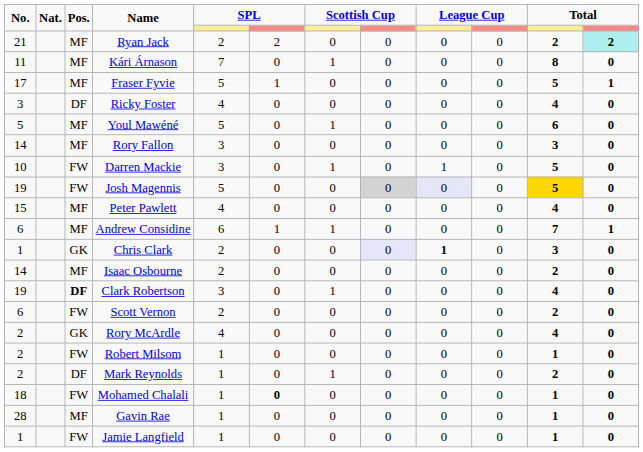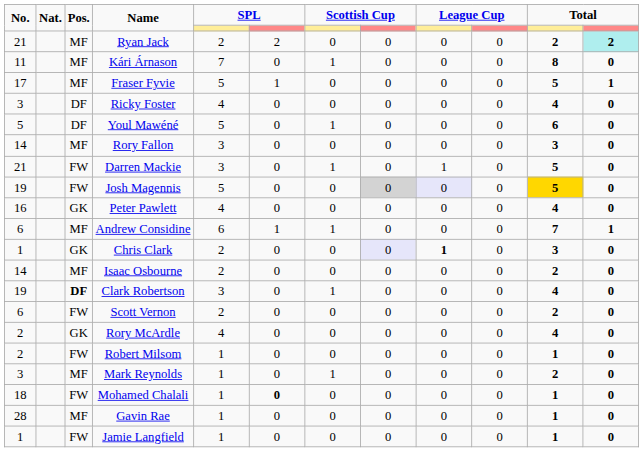(79, 124) MF -> (79, 124) DF
(20, 166) 10 -> (20, 166) 21
(20, 208) 15 -> (20, 208) 16
(79, 208) MF -> (79, 208) GK
(20, 374) 2 -> (20, 374) 3
(79, 374) DF -> (79, 374) MF
